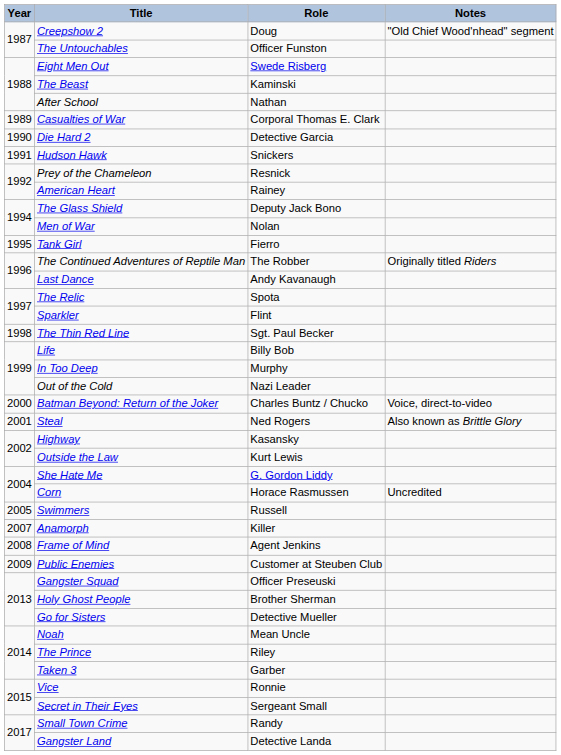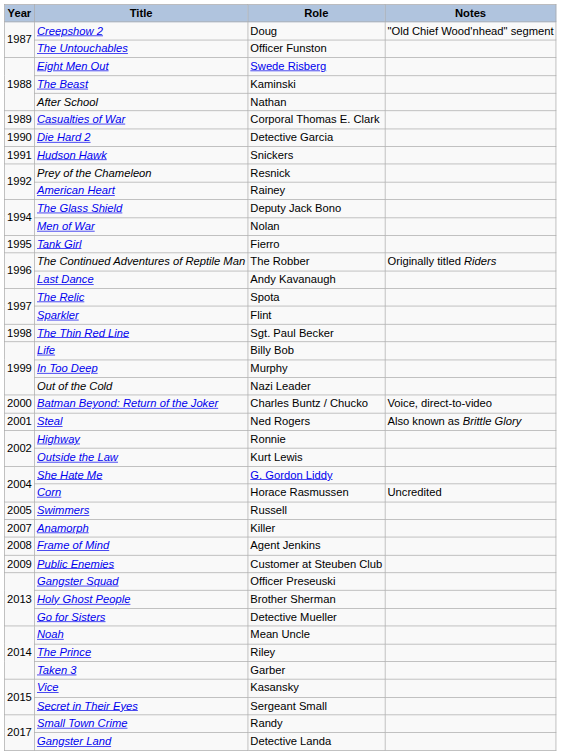(275, 439) Kasansky -> (268, 439) Ronnie
(268, 688) Ronnie -> (275, 688) Kasansky
